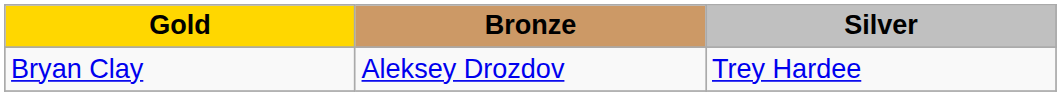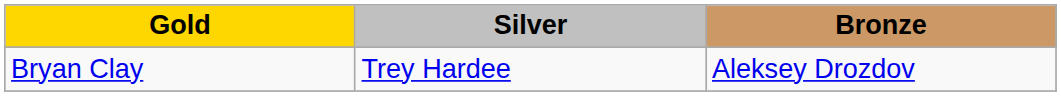columns swapped: (881, 25) <-> (531, 25)
